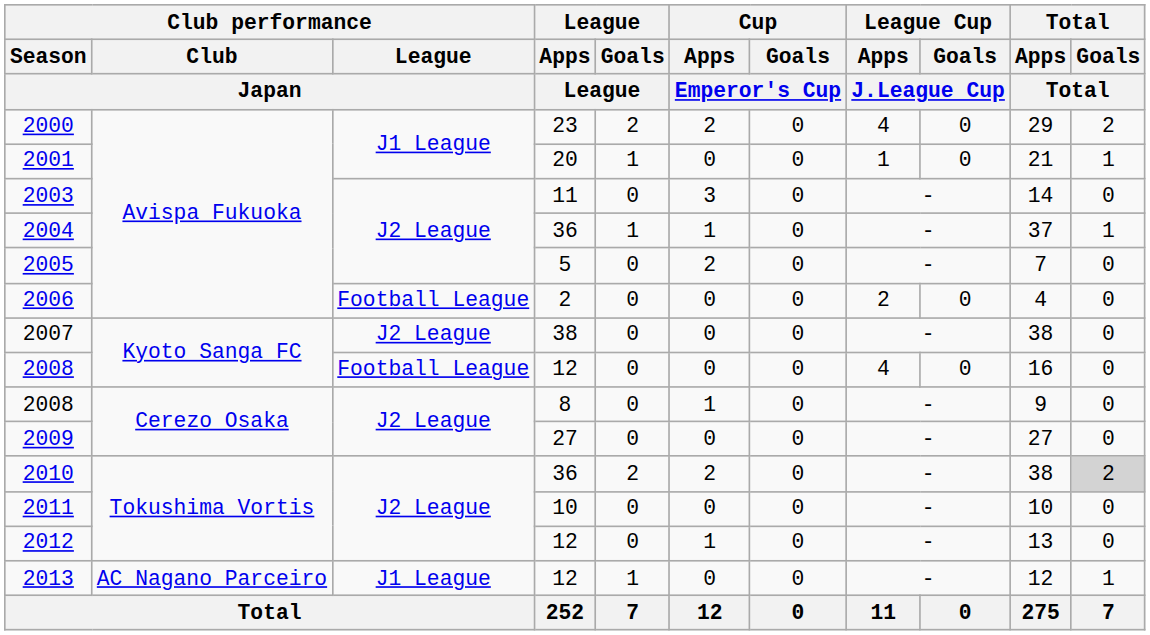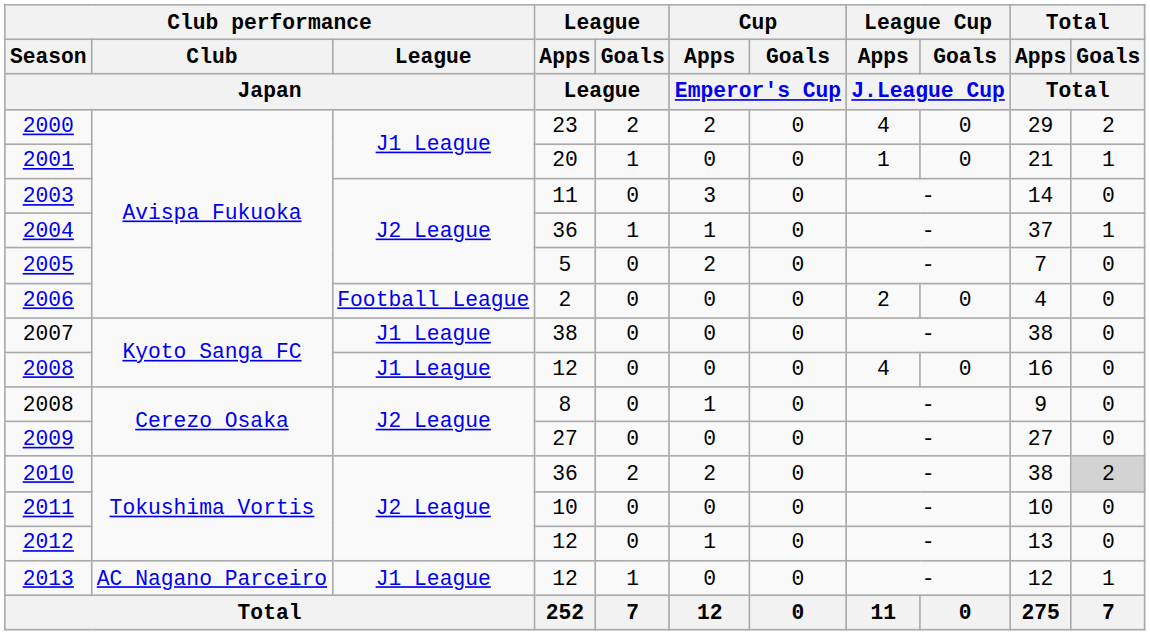(433, 335) J2 League -> (433, 335) J1 League
(433, 370) Football League -> (433, 370) J1 League
